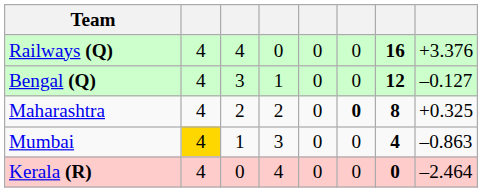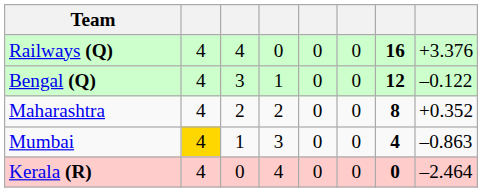(446, 80) –0.127 -> (446, 80) –0.122
(356, 111) bold -> (356, 111) normal
(446, 111) +0.325 -> (446, 111) +0.352
